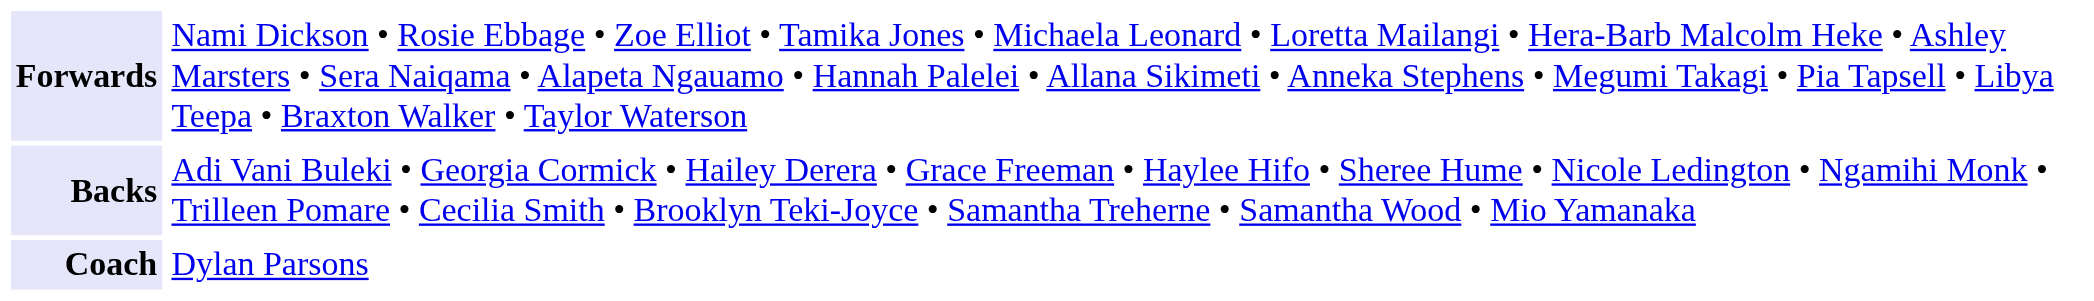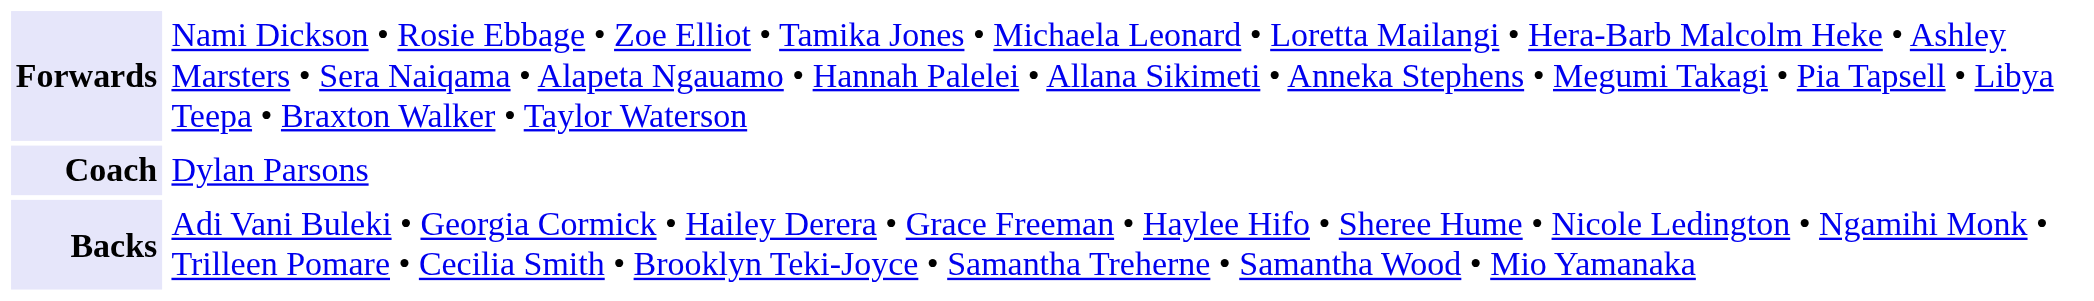rows swapped: (114, 189) <-> (111, 264)
